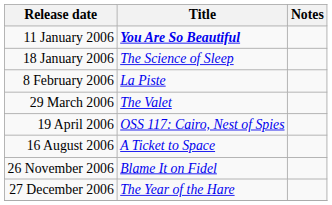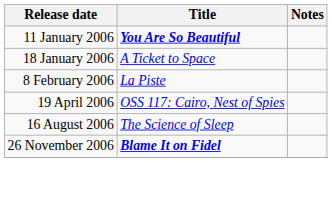(177, 59) The Science of Sleep -> (168, 59) A Ticket to Space
- row: (72, 102)
(168, 146) A Ticket to Space -> (177, 124) The Science of Sleep
(169, 168) normal -> (170, 146) bold
- row: (61, 189)
